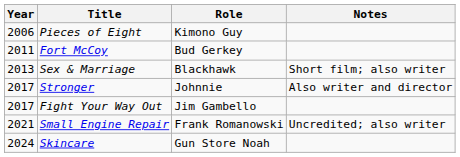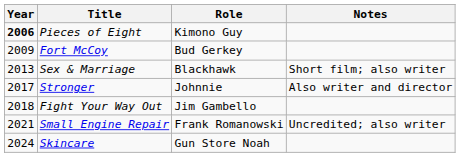(21, 32) normal -> (21, 32) bold
(21, 51) 2011 -> (21, 51) 2009
(21, 106) 2017 -> (21, 106) 2018
